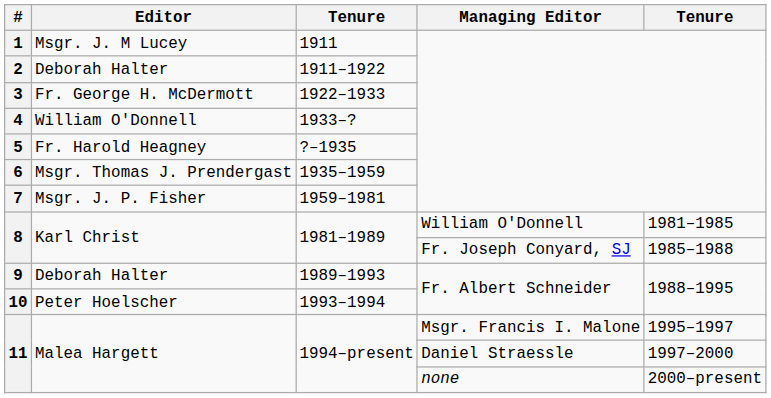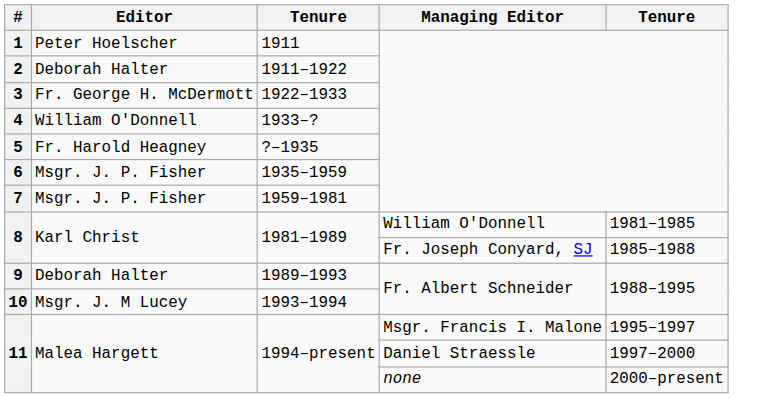(111, 43) Msgr. J. M Lucey -> (106, 43) Peter Hoelscher
(163, 173) Msgr. Thomas J. Prendergast -> (121, 173) Msgr. J. P. Fisher
(106, 302) Peter Hoelscher -> (111, 302) Msgr. J. M Lucey
